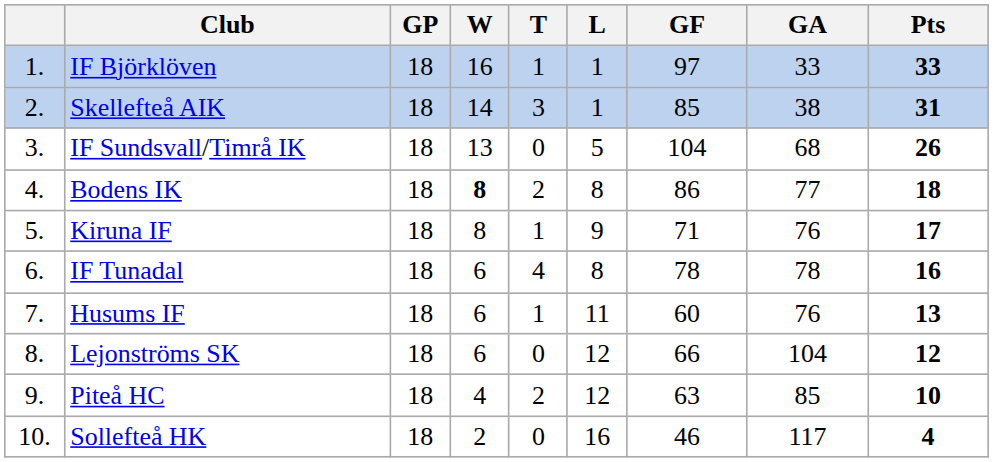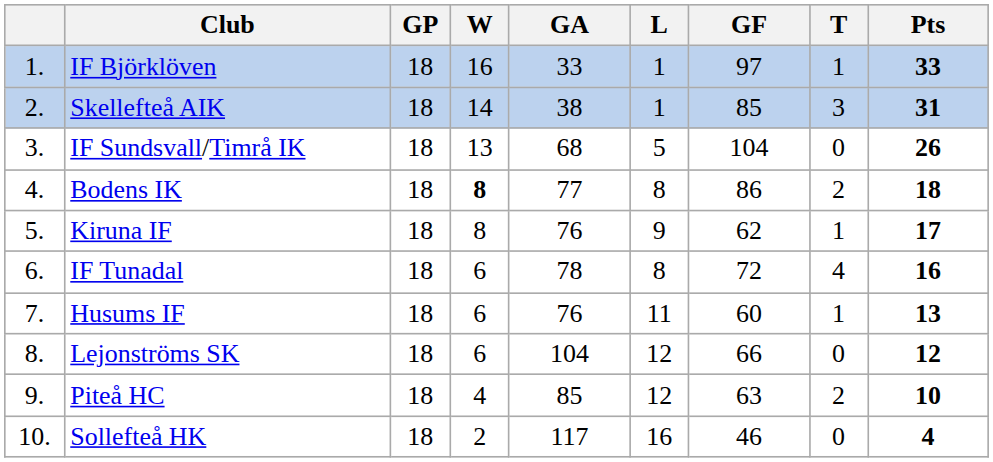columns swapped: (538, 25) <-> (808, 25)
(687, 230) 71 -> (749, 230) 62
(687, 271) 78 -> (749, 271) 72
